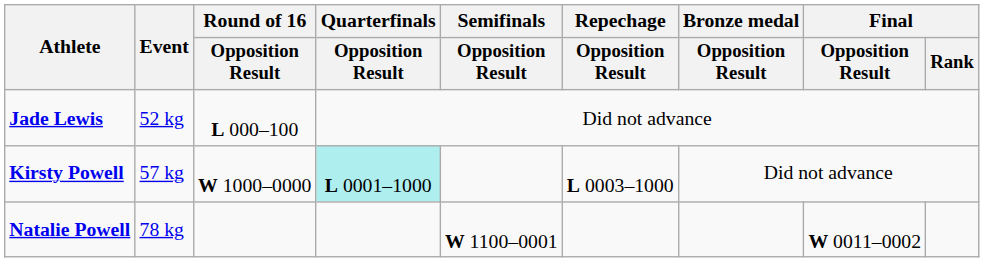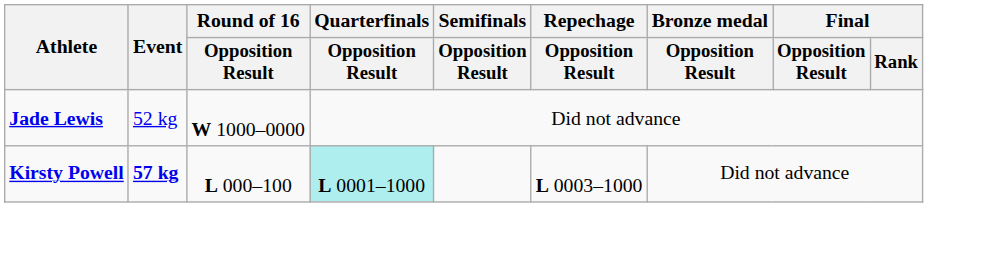(255, 129) L 000–100 -> (248, 129) W 1000–0000
(162, 173) normal -> (156, 173) bold
(255, 185) W 1000–0000 -> (248, 185) L 000–100
- row: (70, 229)
